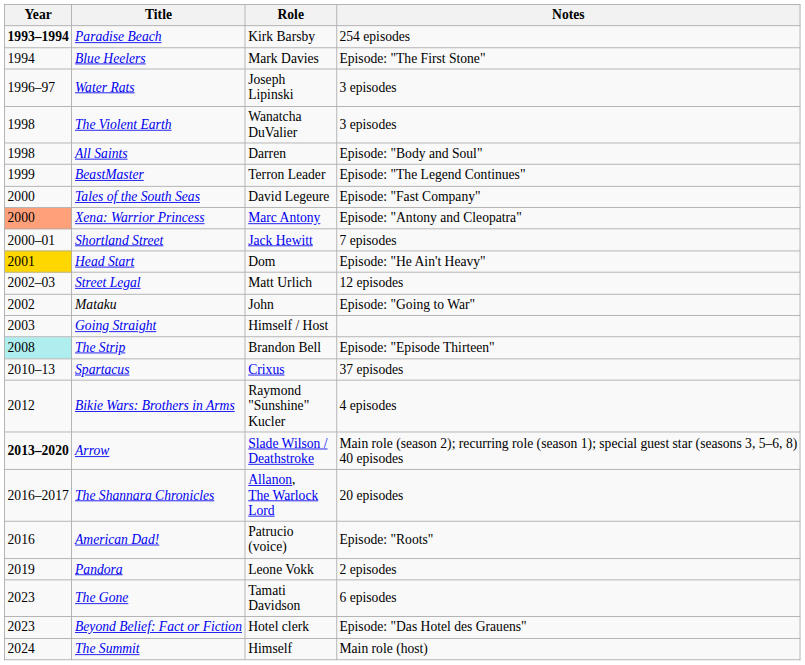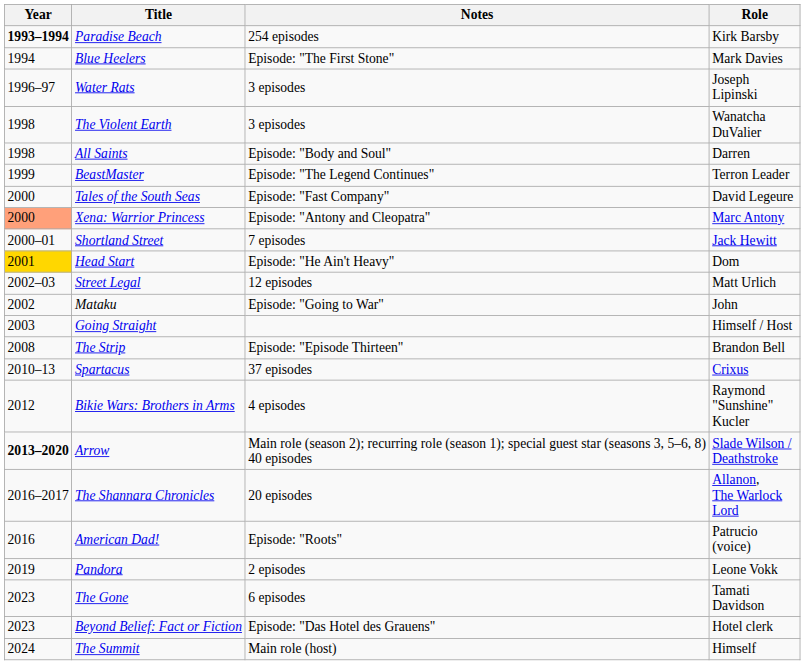columns swapped: (291, 15) <-> (568, 15)
(21, 347) paleturquoise background -> (21, 347) no background
